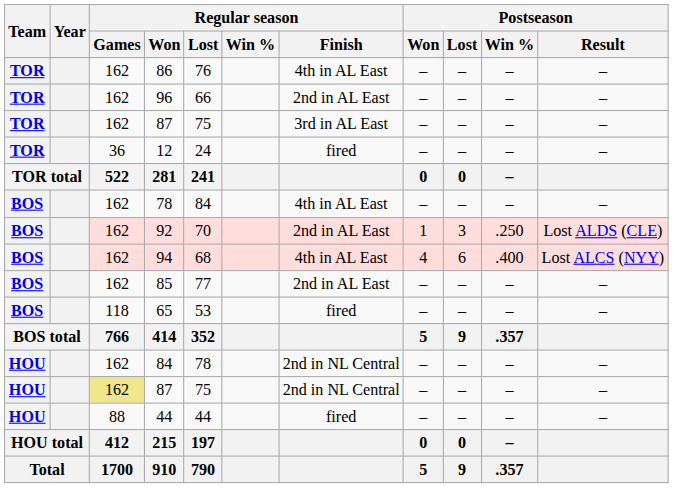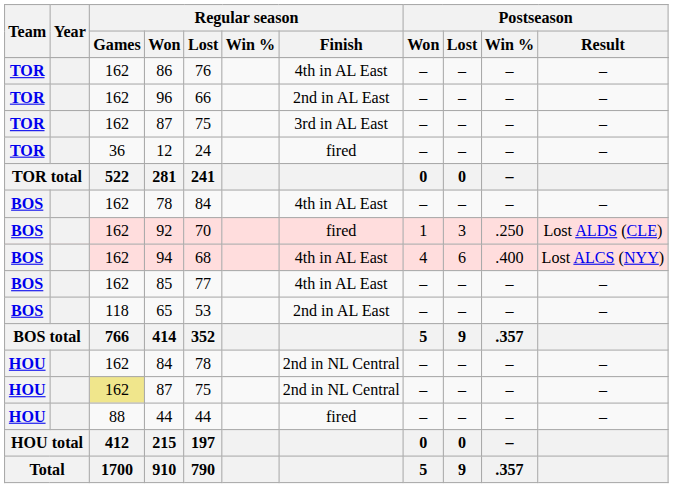(341, 230) 2nd in AL East -> (341, 230) fired
(341, 283) 2nd in AL East -> (341, 283) 4th in AL East
(341, 310) fired -> (341, 310) 2nd in AL East
